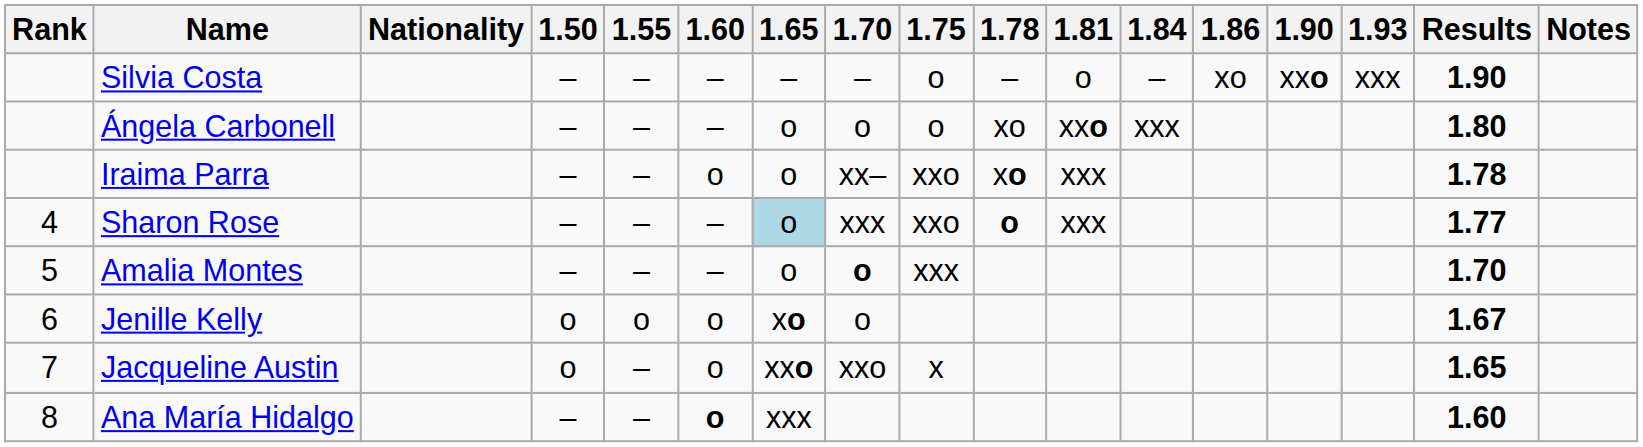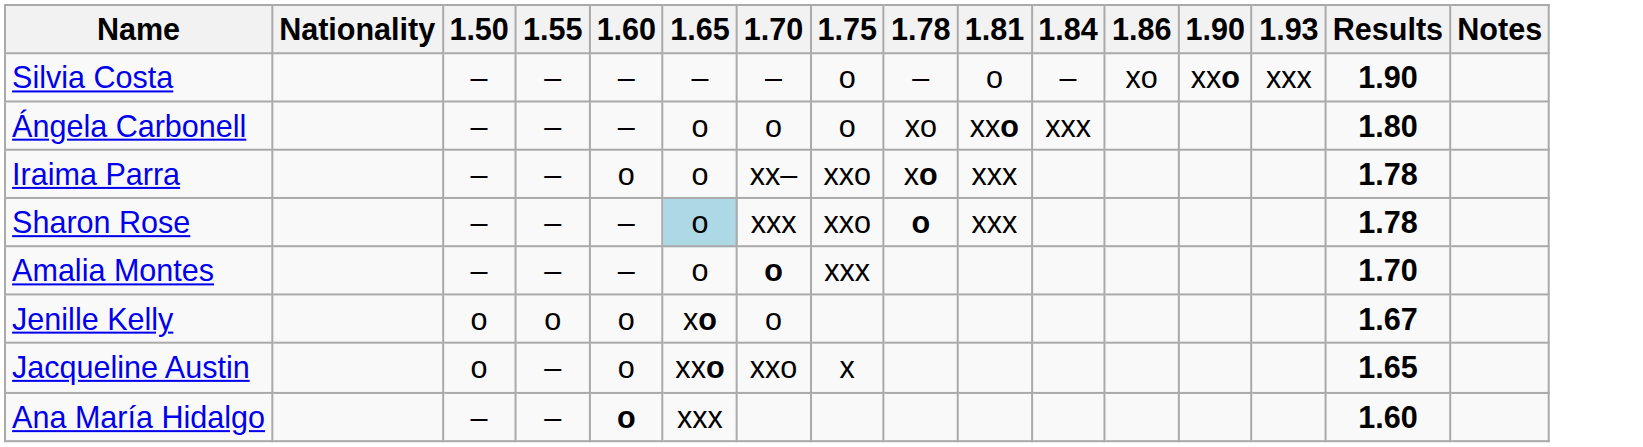- column: (49, 29)
(1477, 223) 1.77 -> (1388, 223) 1.78
